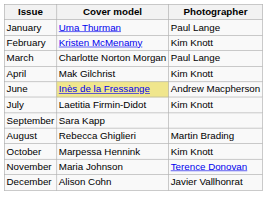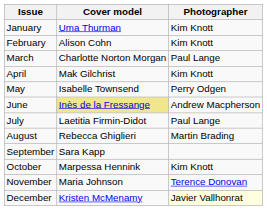(195, 27) Paul Lange -> (192, 27) Kim Knott
(101, 43) Kristen McMenamy -> (85, 43) Alison Cohn
+ row: (16, 89)
(192, 105) Kim Knott -> (195, 120) Paul Lange
rows swapped: (22, 136) <-> (30, 120)
(85, 182) Alison Cohn -> (101, 197) Kristen McMenamy
(207, 182) no background -> (207, 197) lightyellow background
